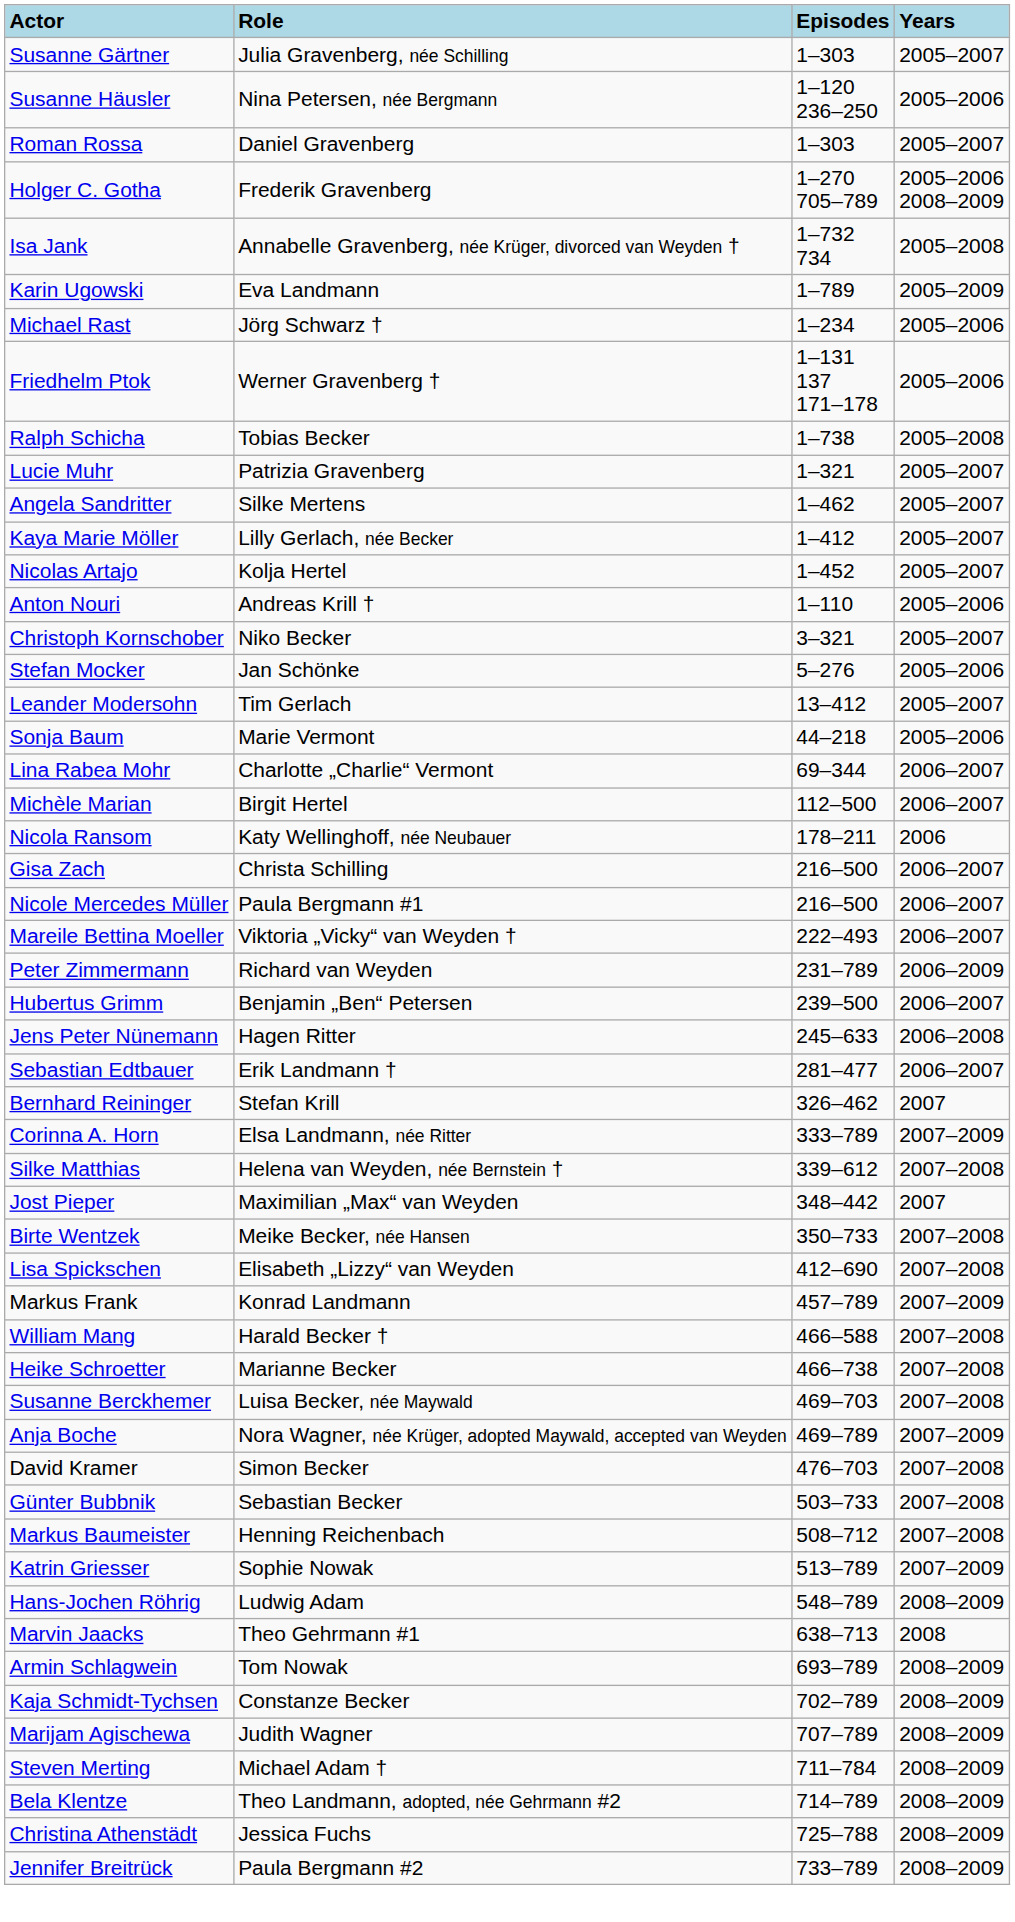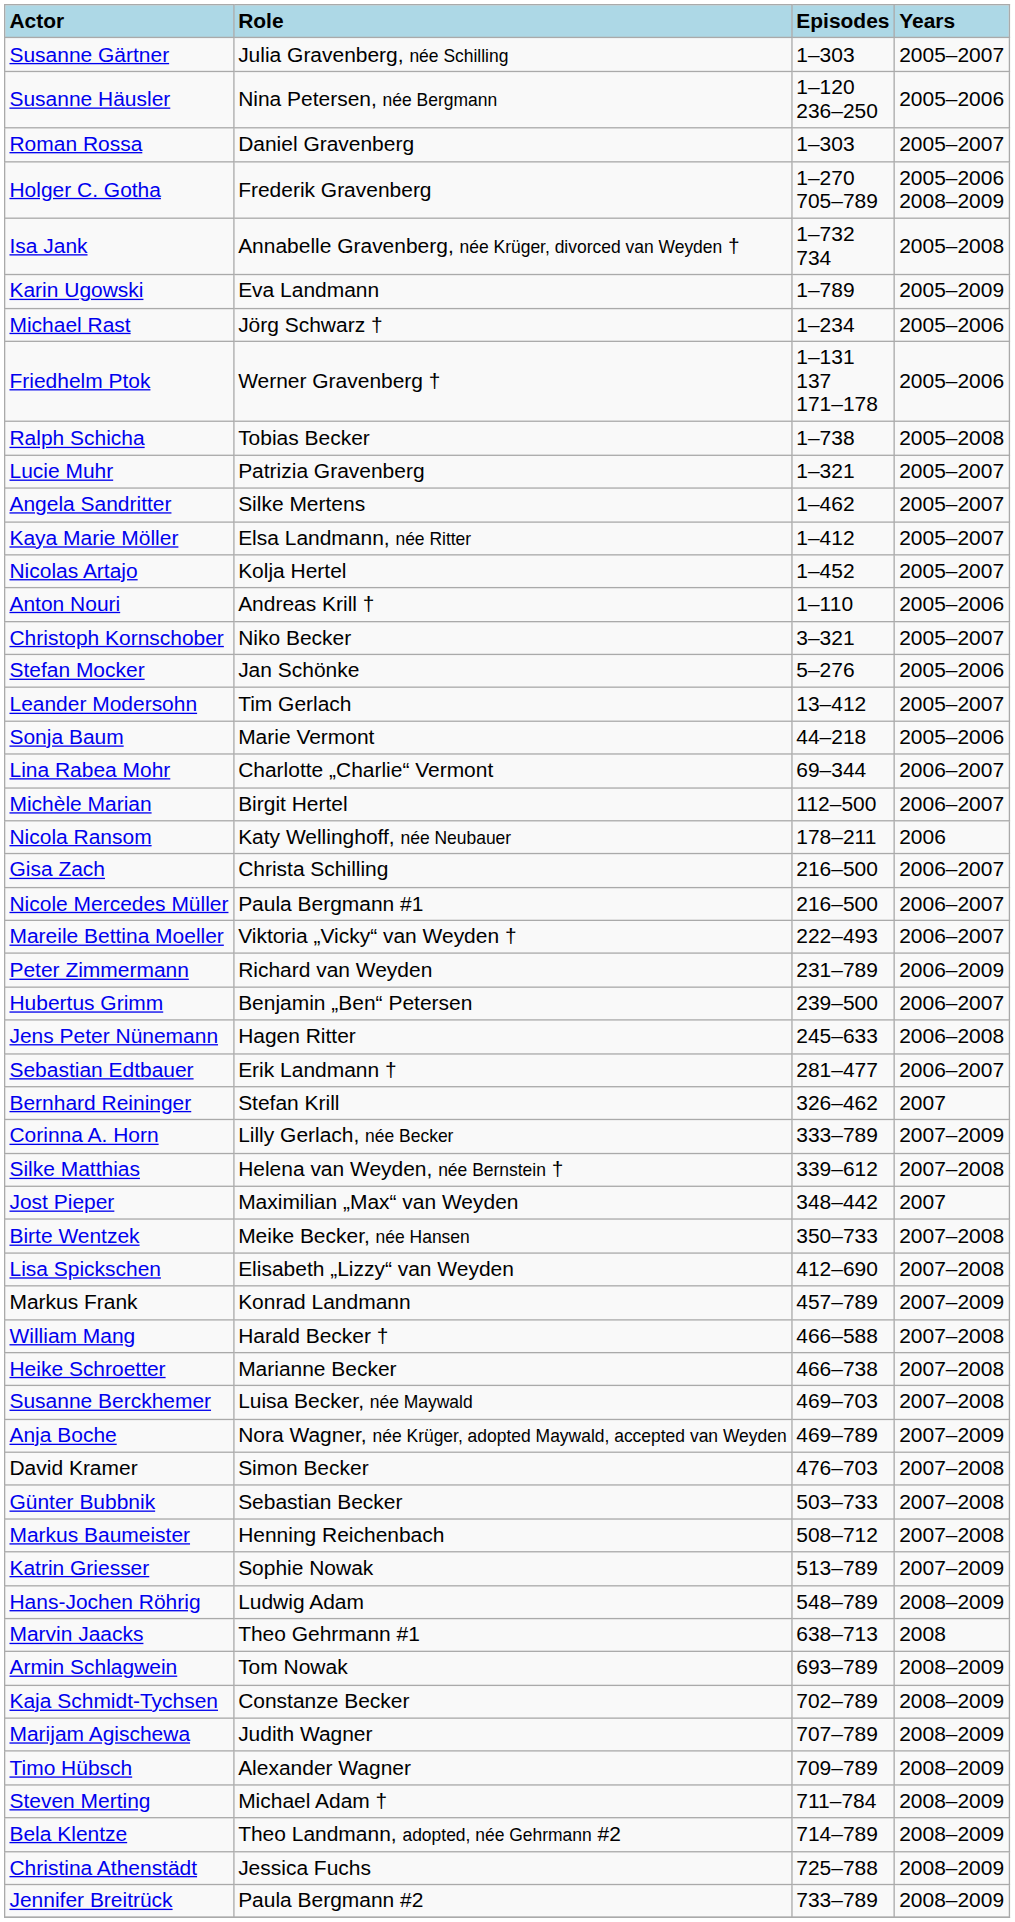(346, 537) Lilly Gerlach, née Becker -> (355, 537) Elsa Landmann, née Ritter
(355, 1136) Elsa Landmann, née Ritter -> (346, 1136) Lilly Gerlach, née Becker
+ row: (71, 1767)
